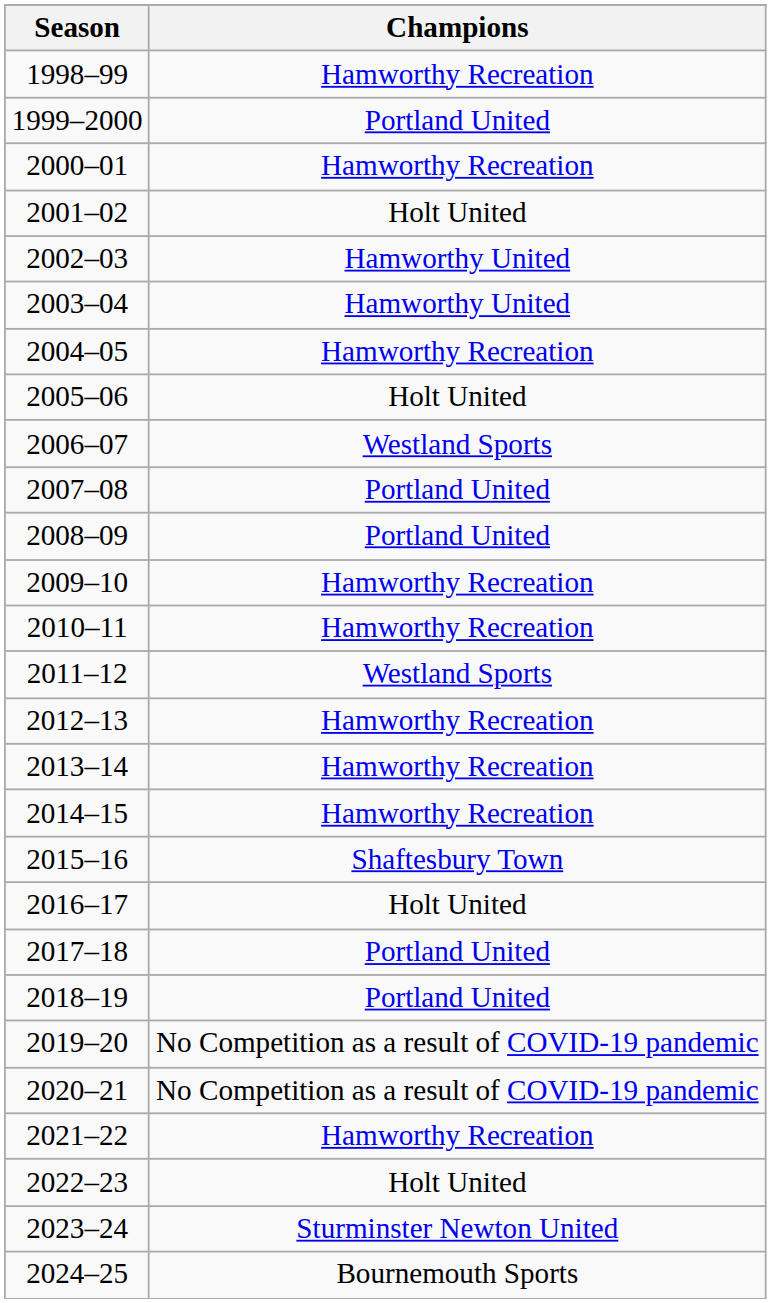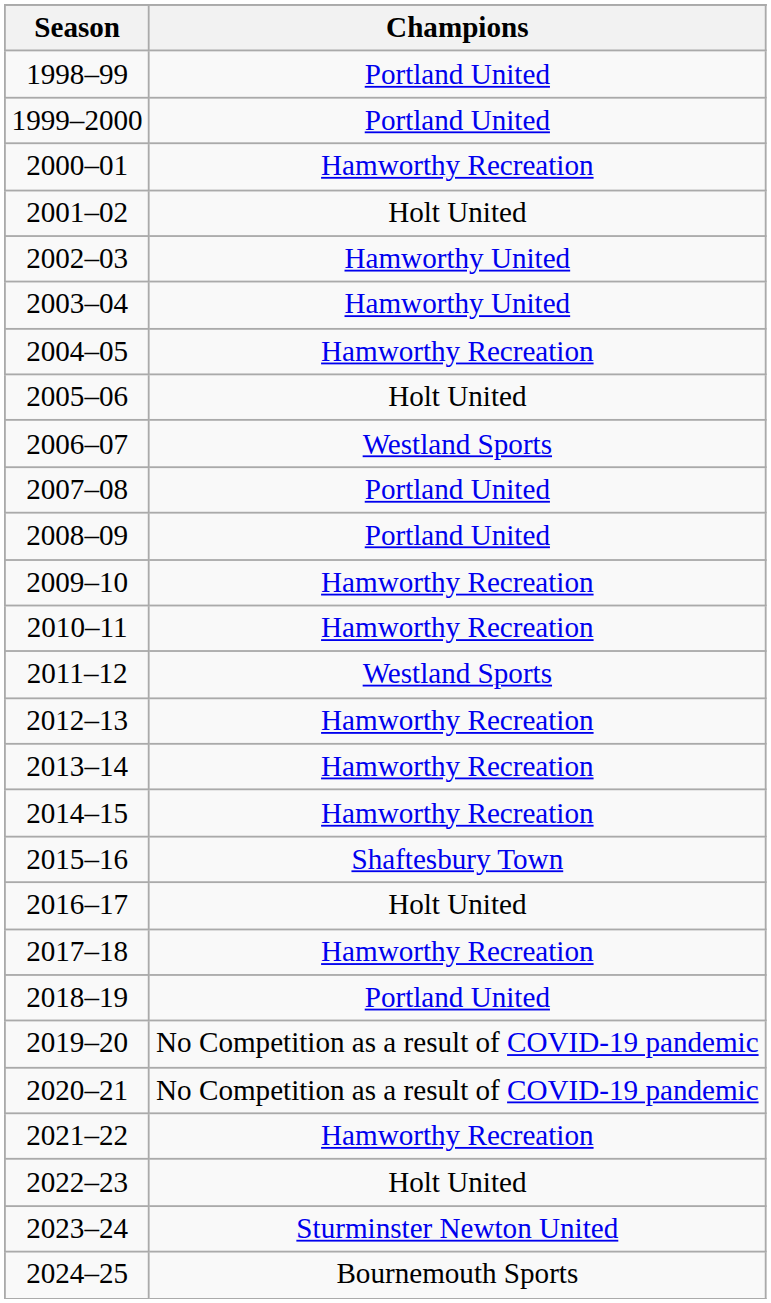(457, 73) Hamworthy Recreation -> (457, 73) Portland United
(457, 951) Portland United -> (457, 951) Hamworthy Recreation
